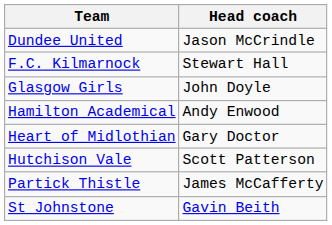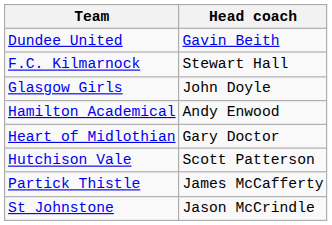(249, 40) Jason McCrindle -> (231, 40) Gavin Beith
(231, 208) Gavin Beith -> (249, 208) Jason McCrindle
